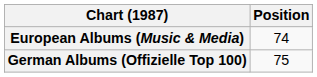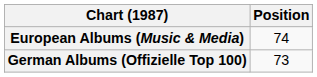(281, 60) 75 -> (281, 60) 73
